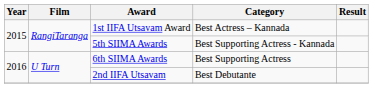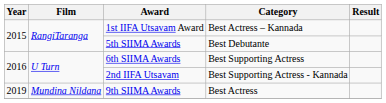(265, 43) Best Supporting Actress - Kannada -> (239, 43) Best Debutante
(225, 75) Best Debutante -> (278, 75) Best Supporting Actress - Kannada
+ row: (143, 91)
